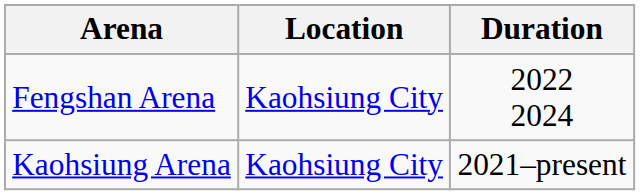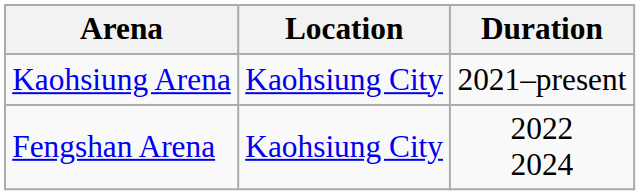rows swapped: (114, 96) <-> (122, 164)
